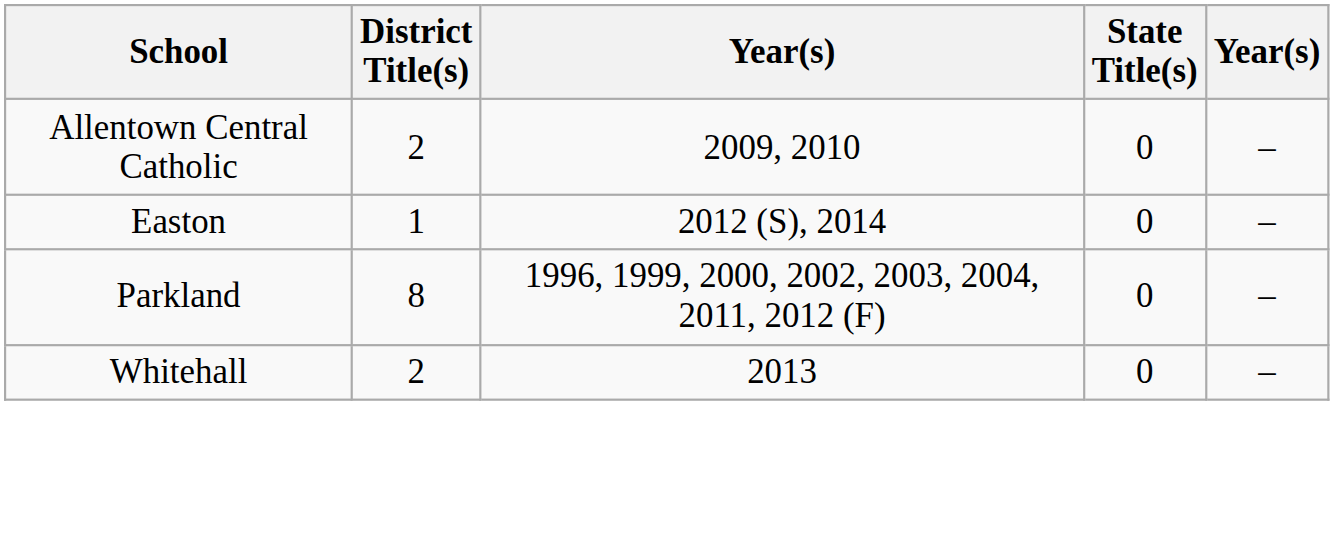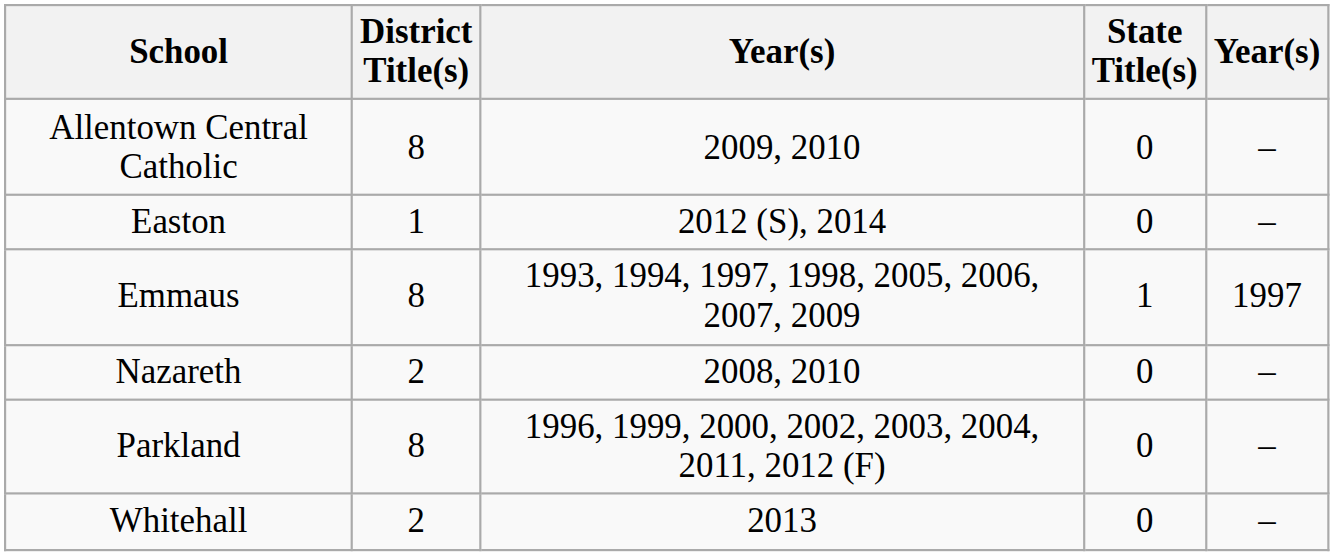(416, 146) 2 -> (416, 146) 8
+ row: (179, 296)
+ row: (179, 371)
